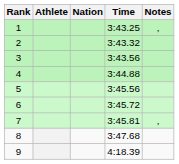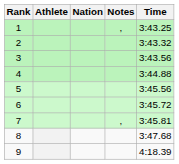columns swapped: (124, 12) <-> (158, 12)
